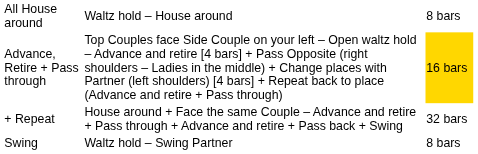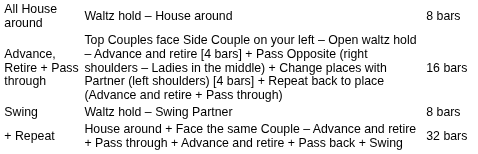(447, 67) gold background -> (447, 67) no background
rows swapped: (21, 143) <-> (29, 119)
